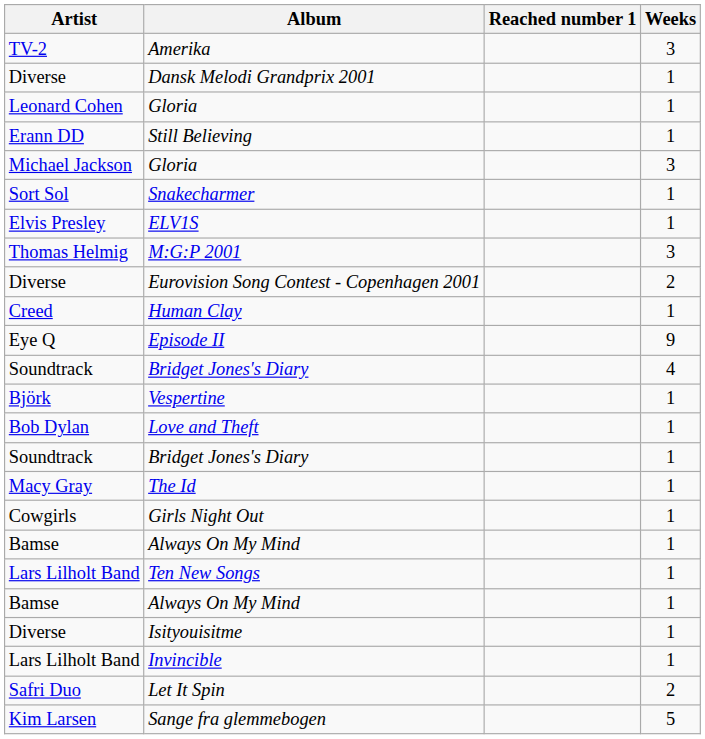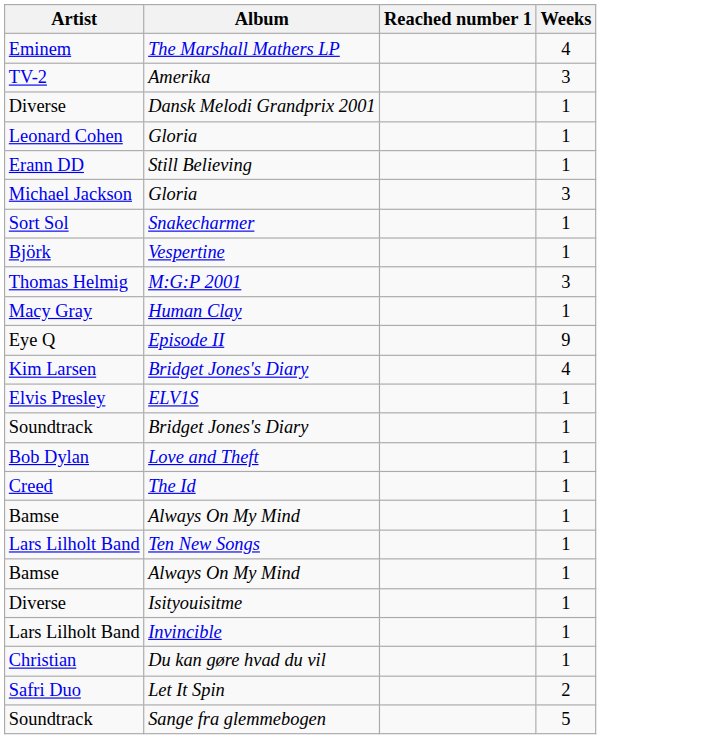+ row: (244, 48)
rows swapped: (173, 223) <-> (186, 398)
- row: (314, 281)
(31, 310) Creed -> (50, 310) Macy Gray
(51, 369) Soundtrack -> (53, 369) Kim Larsen
rows swapped: (228, 456) <-> (203, 427)
(50, 485) Macy Gray -> (31, 485) Creed
- row: (206, 515)
+ row: (237, 661)
(53, 719) Kim Larsen -> (51, 719) Soundtrack
